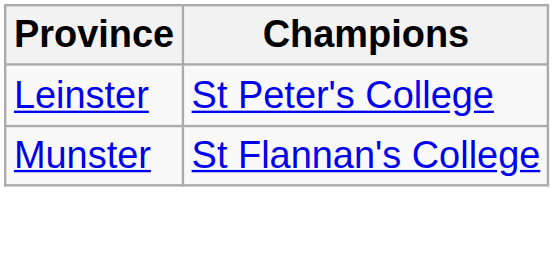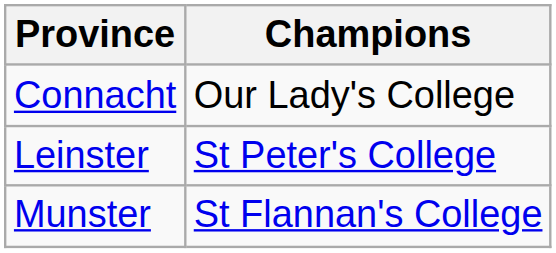+ row: (95, 94)
